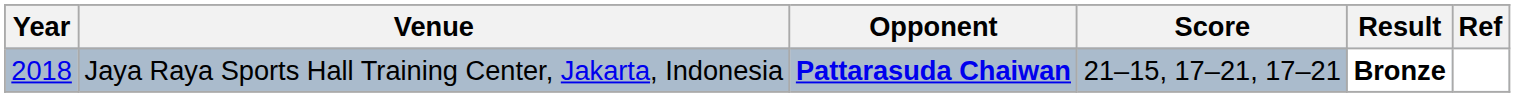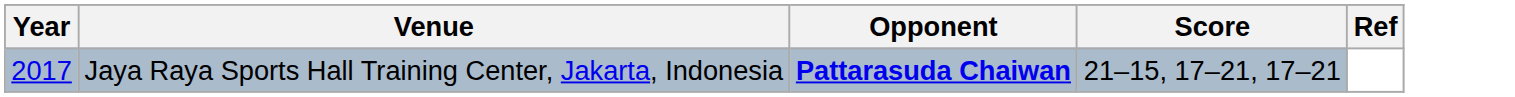- column: (1400, 27)
(42, 70) 2018 -> (42, 70) 2017
